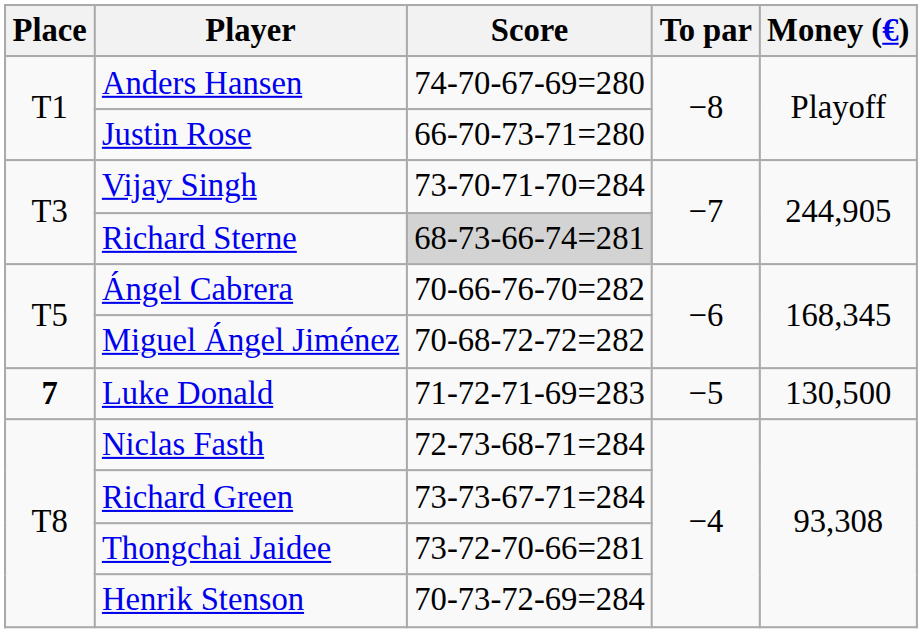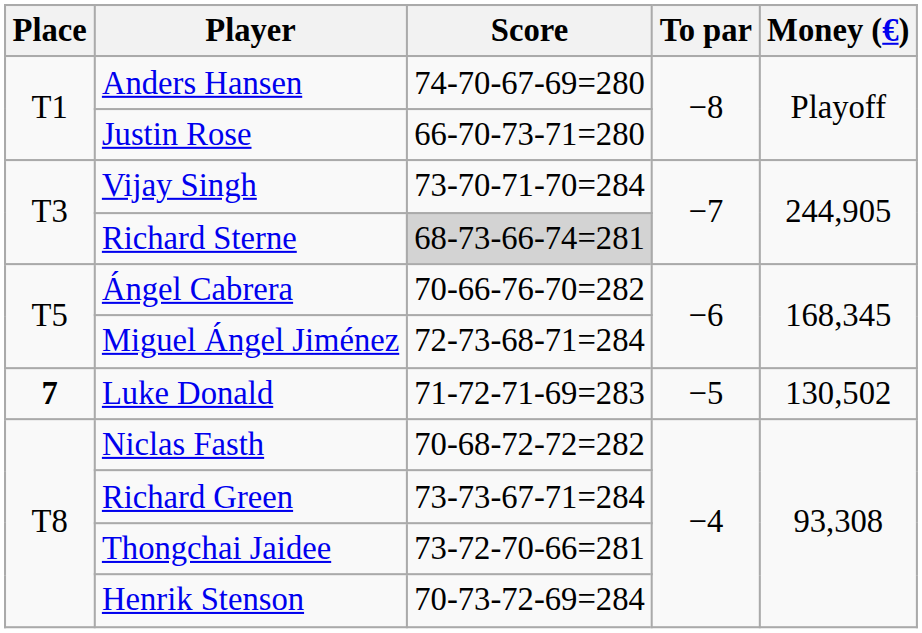(530, 340) 70-68-72-72=282 -> (530, 340) 72-73-68-71=284
(838, 392) 130,500 -> (838, 392) 130,502
(530, 444) 72-73-68-71=284 -> (530, 444) 70-68-72-72=282
